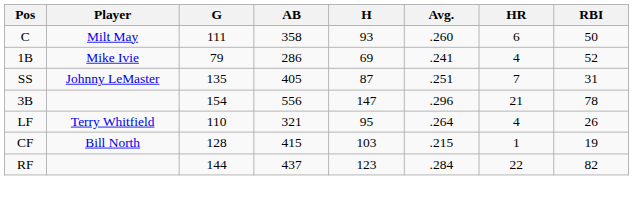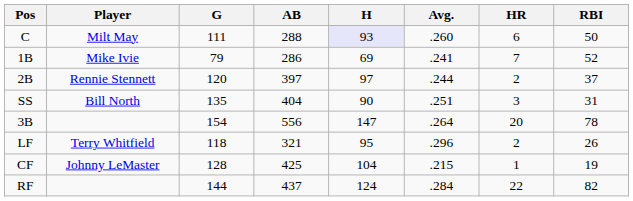(292, 36) 358 -> (292, 36) 288
(366, 36) no background -> (366, 36) lavender background
(516, 57) 4 -> (516, 57) 7
+ row: (25, 79)
(113, 79) Johnny LeMaster -> (113, 100) Bill North
(292, 79) 405 -> (292, 100) 404
(366, 79) 87 -> (366, 100) 90
(516, 79) 7 -> (516, 100) 3
(441, 100) .296 -> (441, 121) .264
(516, 100) 21 -> (516, 121) 20
(217, 121) 110 -> (217, 143) 118
(441, 121) .264 -> (441, 143) .296
(516, 121) 4 -> (516, 143) 2
(113, 143) Bill North -> (113, 164) Johnny LeMaster
(292, 143) 415 -> (292, 164) 425
(366, 143) 103 -> (366, 164) 104
(366, 164) 123 -> (366, 185) 124
